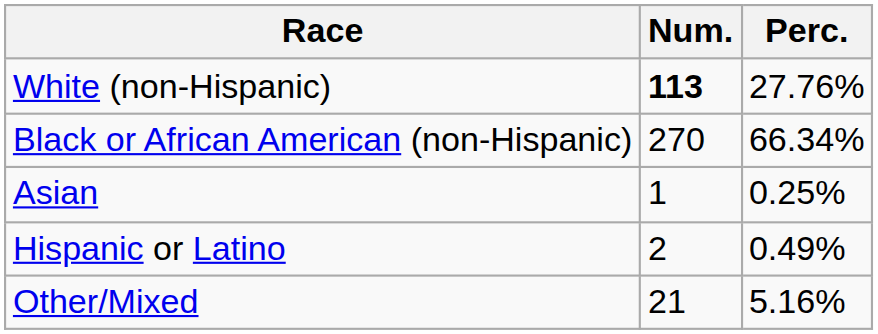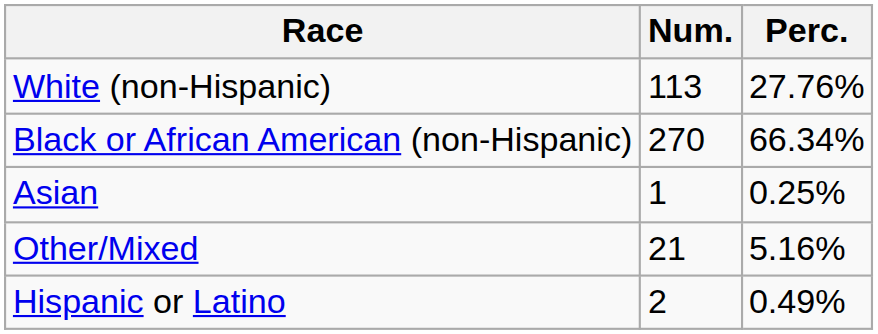(675, 85) bold -> (675, 85) normal
rows swapped: (106, 301) <-> (149, 247)
